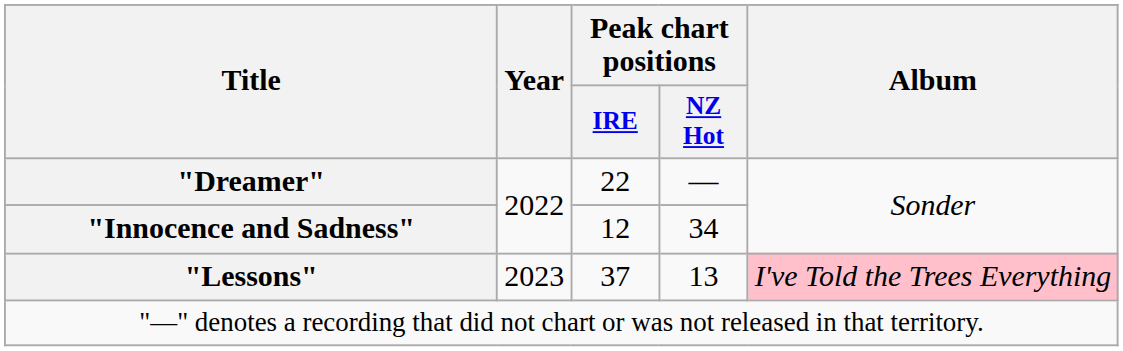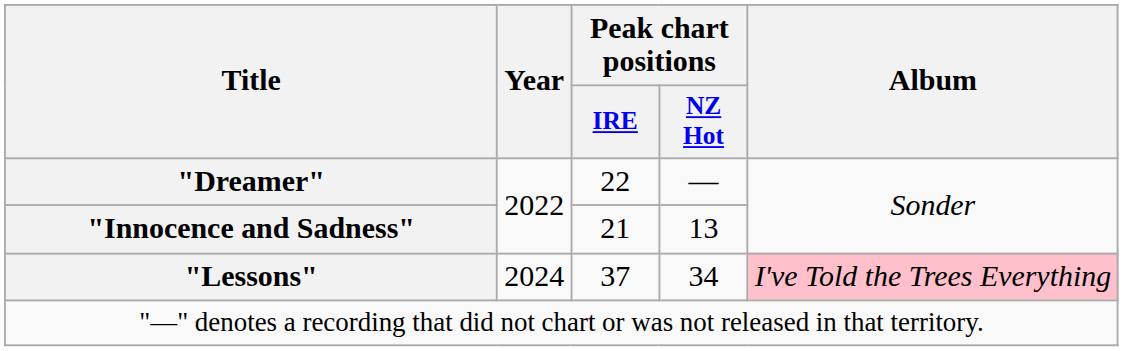(615, 228) 12 -> (615, 228) 21
(704, 228) 34 -> (704, 228) 13
(534, 276) 2023 -> (534, 276) 2024
(704, 276) 13 -> (704, 276) 34
